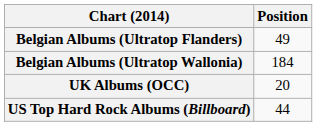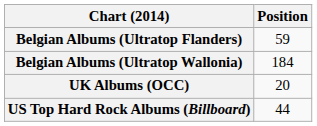(283, 39) 49 -> (283, 39) 59
